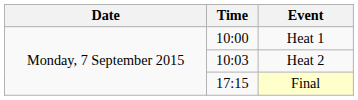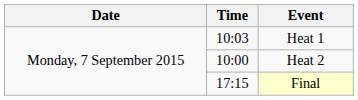(232, 38) 10:00 -> (232, 38) 10:03
(232, 60) 10:03 -> (232, 60) 10:00
